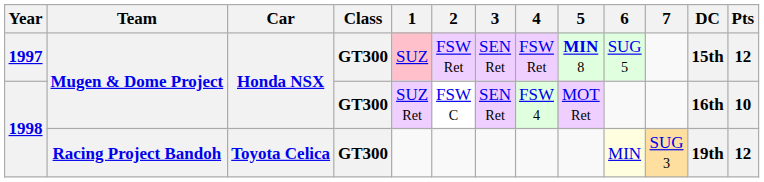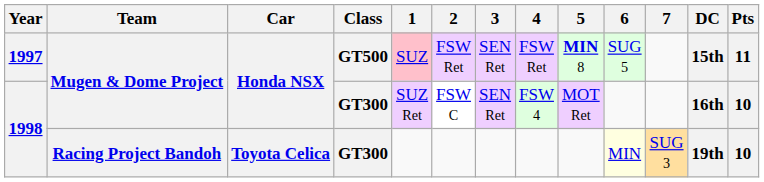(363, 56) GT300 -> (363, 56) GT500
(743, 56) 12 -> (743, 56) 11
(743, 153) 12 -> (743, 153) 10
